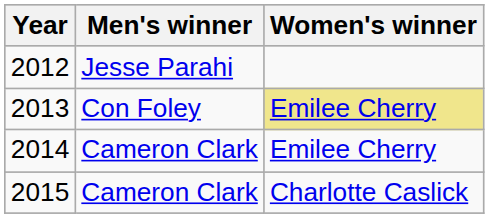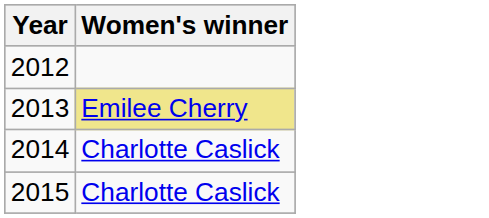- column: (170, 25)
(353, 150) Emilee Cherry -> (181, 150) Charlotte Caslick
